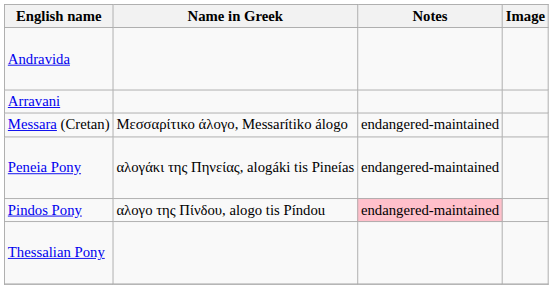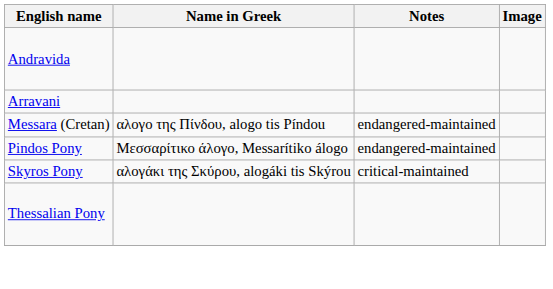(232, 124) Μεσσαρίτικο άλογο, Messarítiko álogo -> (221, 124) αλογο της Πίνδου, alogo tis Píndou
- row: (44, 167)
(221, 210) αλογο της Πίνδου, alogo tis Píndou -> (232, 148) Μεσσαρίτικο άλογο, Messarítiko álogo
(430, 210) pink background -> (427, 148) no background
+ row: (45, 171)
